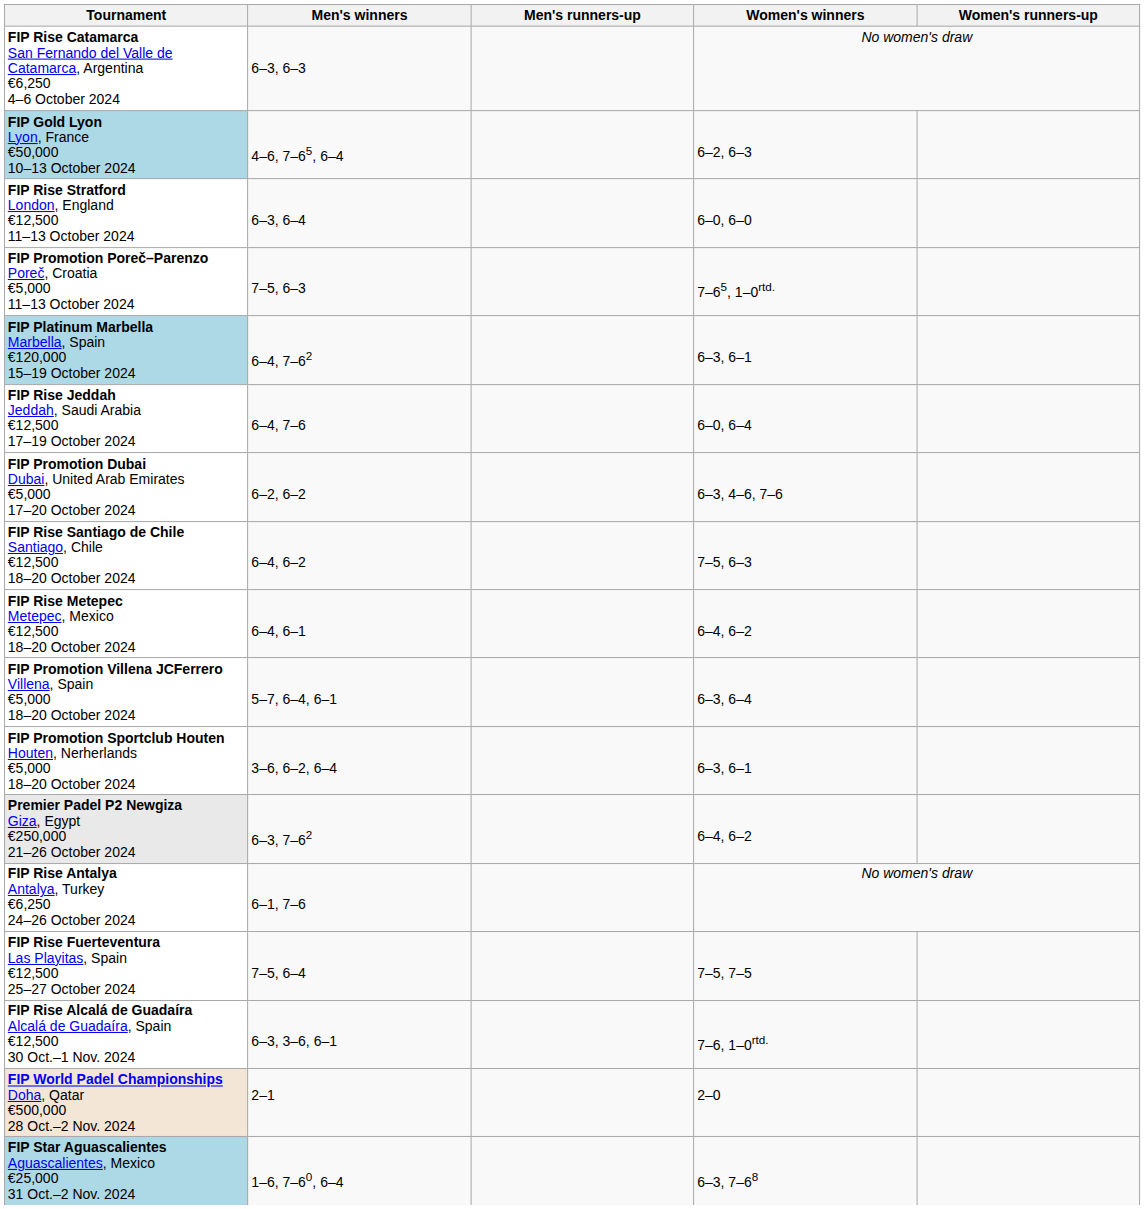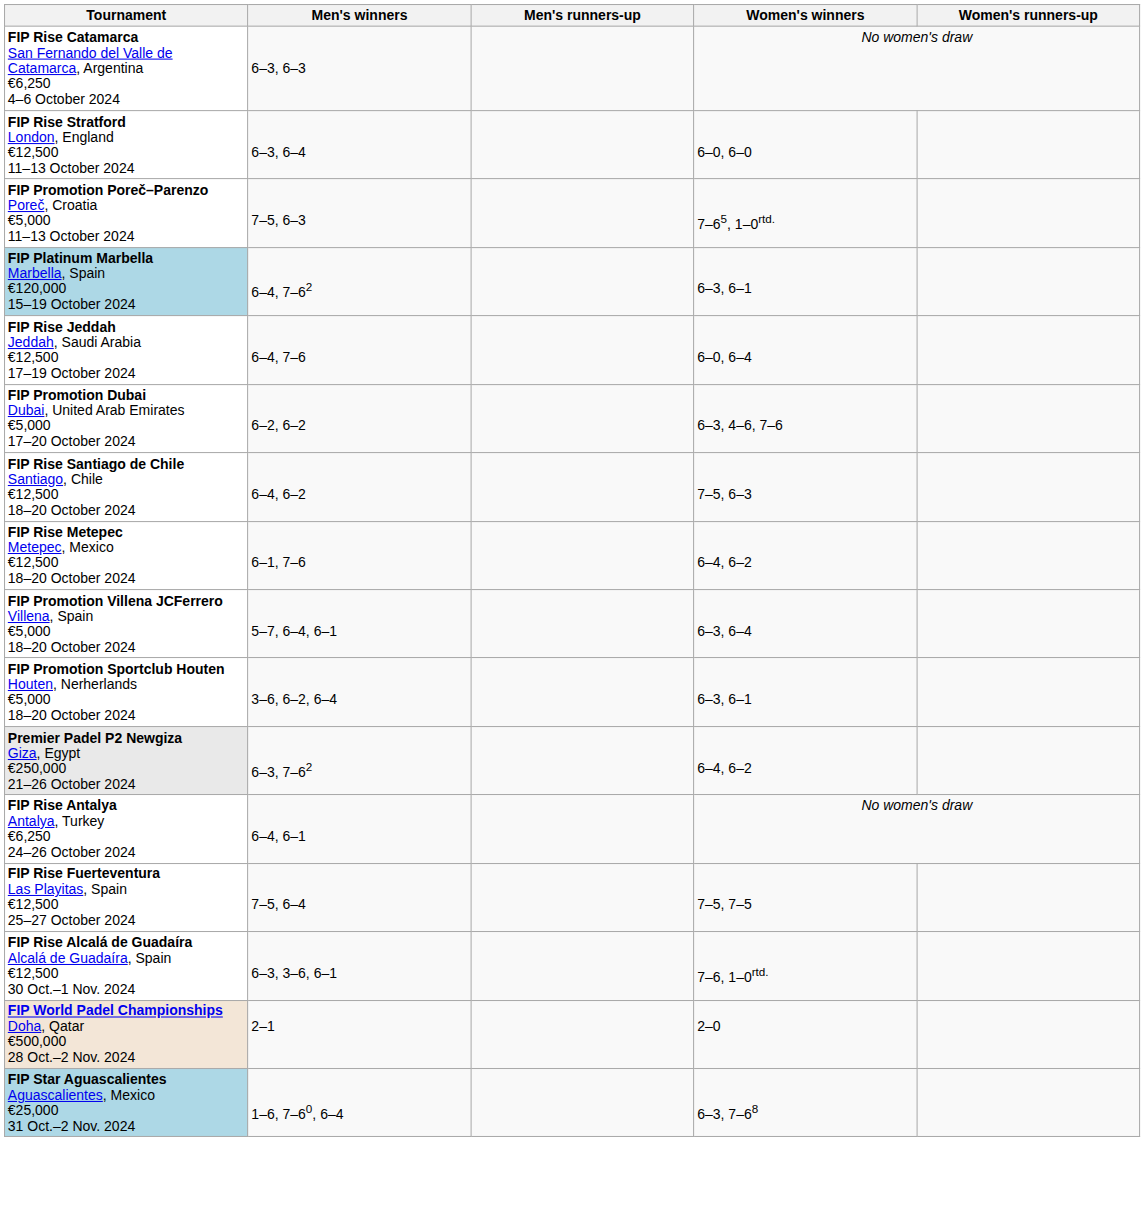- row: (72, 144)
(279, 631) 6–4, 6–1 -> (279, 563) 6–1, 7–6
(279, 905) 6–1, 7–6 -> (279, 836) 6–4, 6–1
